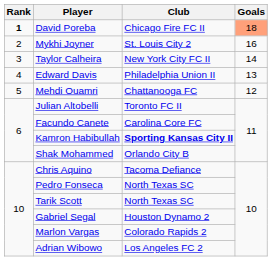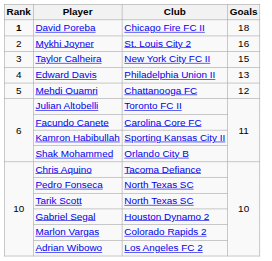(251, 28) lightsalmon background -> (244, 28) no background
(251, 59) 14 -> (244, 59) 15
(179, 138) bold -> (175, 138) normal
